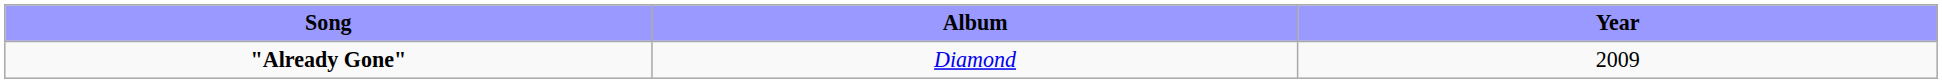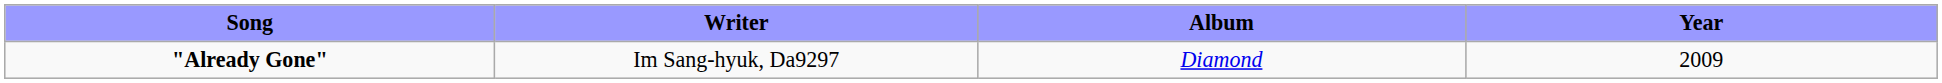+ column: (736, 22)
